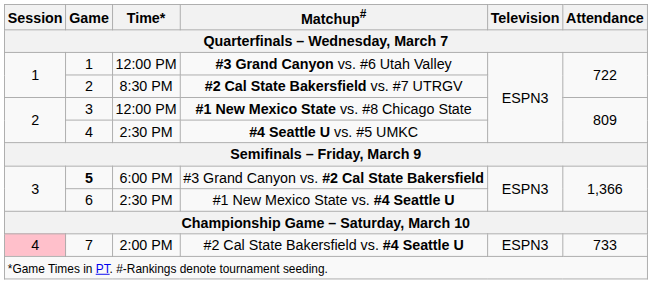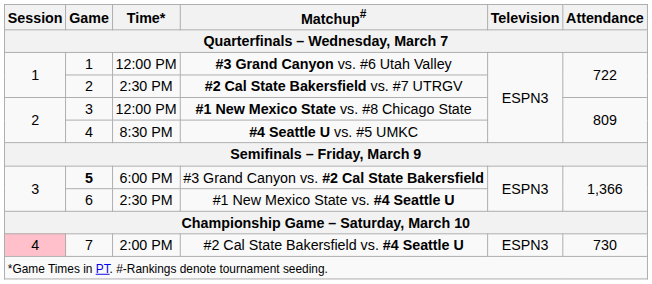(146, 87) 8:30 PM -> (146, 87) 2:30 PM
(146, 132) 2:30 PM -> (146, 132) 8:30 PM
(605, 245) 733 -> (605, 245) 730
